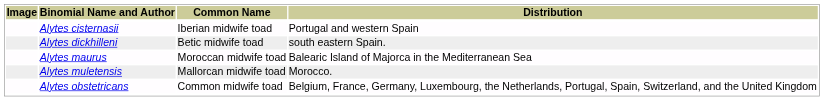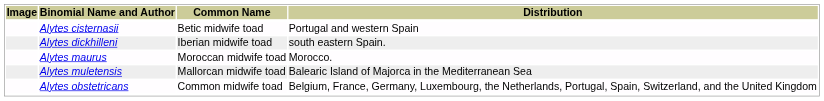(225, 28) Iberian midwife toad -> (220, 28) Betic midwife toad
(220, 43) Betic midwife toad -> (225, 43) Iberian midwife toad
(410, 57) Balearic Island of Majorca in the Mediterranean Sea -> (311, 57) Morocco.
(311, 72) Morocco. -> (410, 72) Balearic Island of Majorca in the Mediterranean Sea
